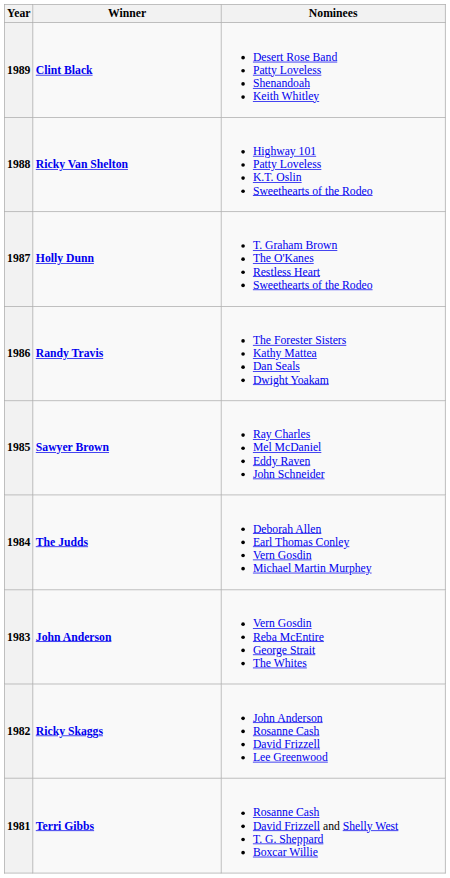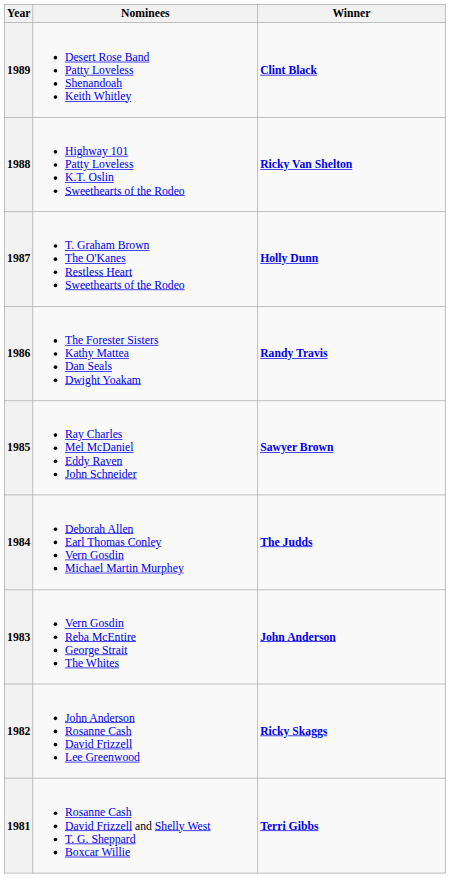columns swapped: (127, 13) <-> (333, 13)
